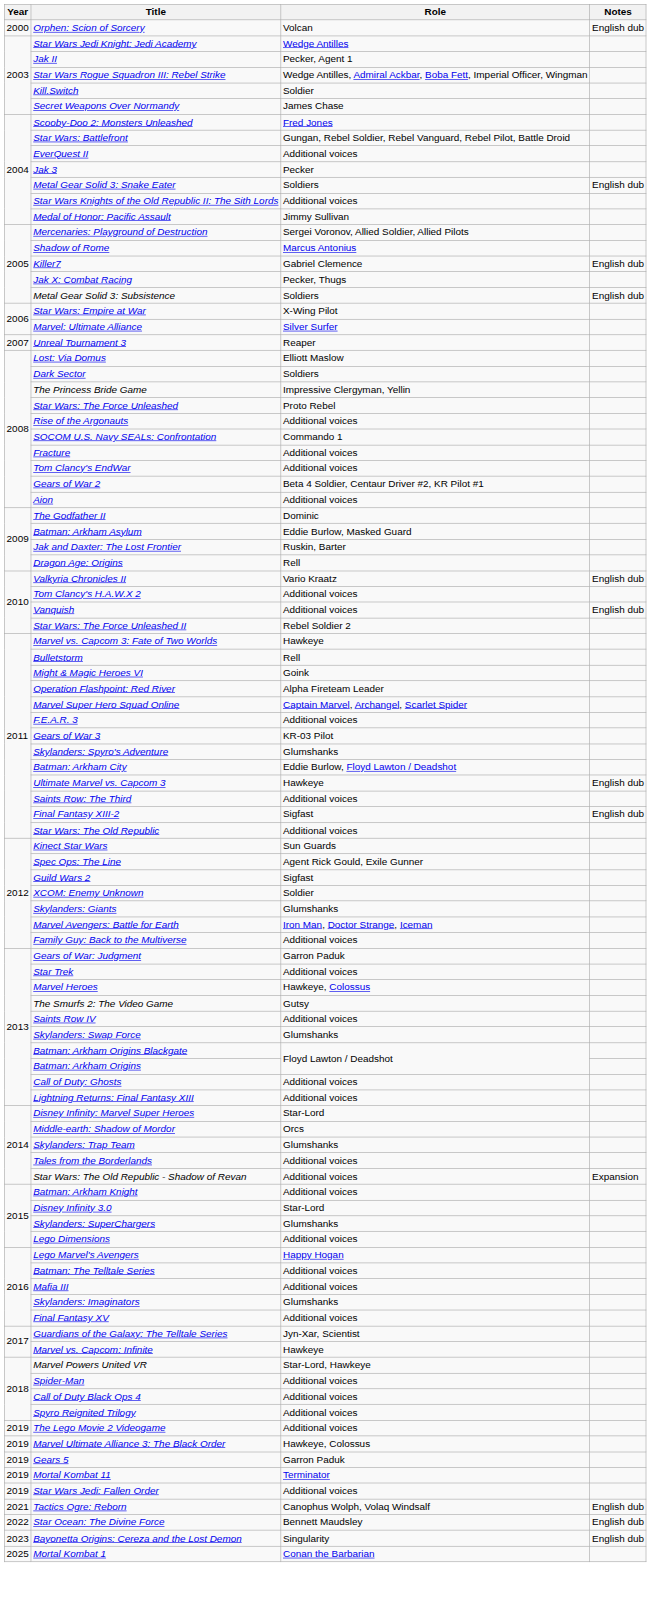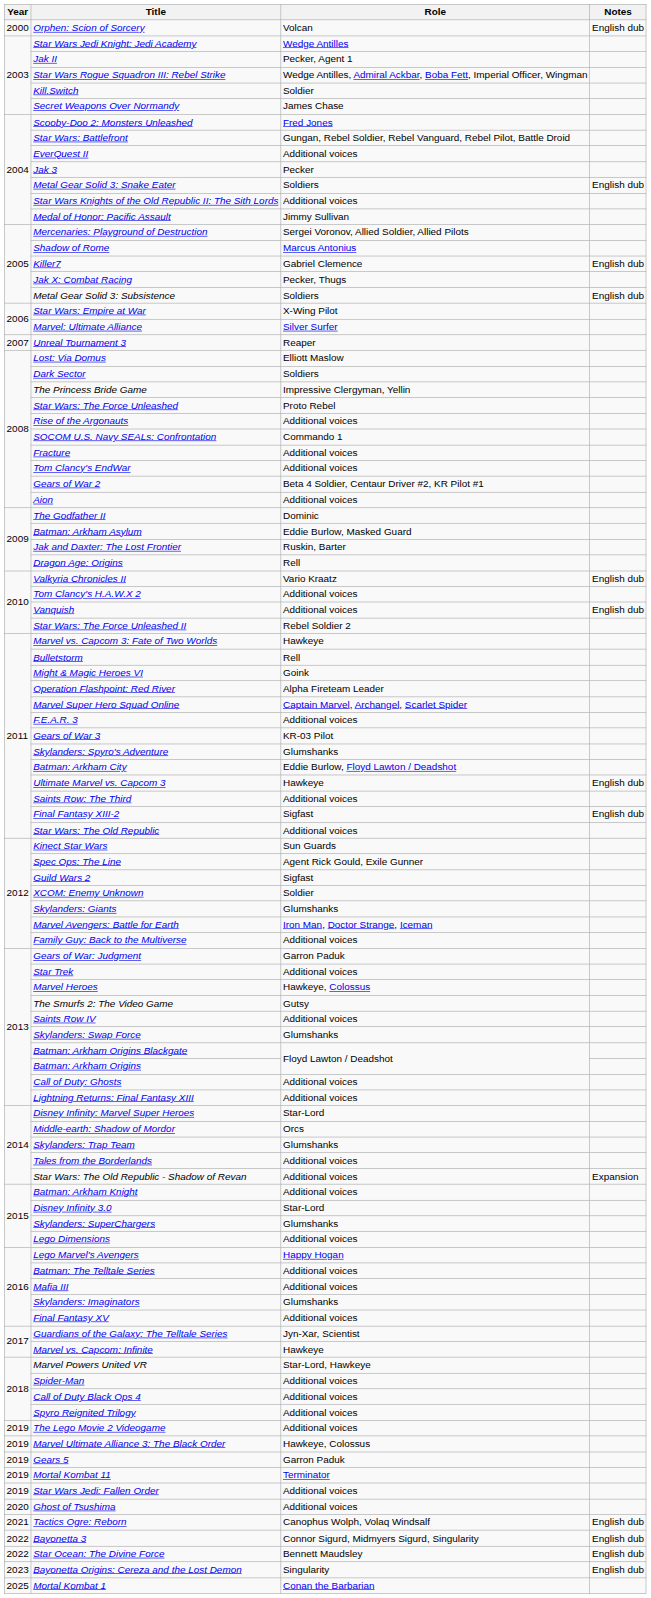+ row: (74, 1506)
+ row: (60, 1538)
